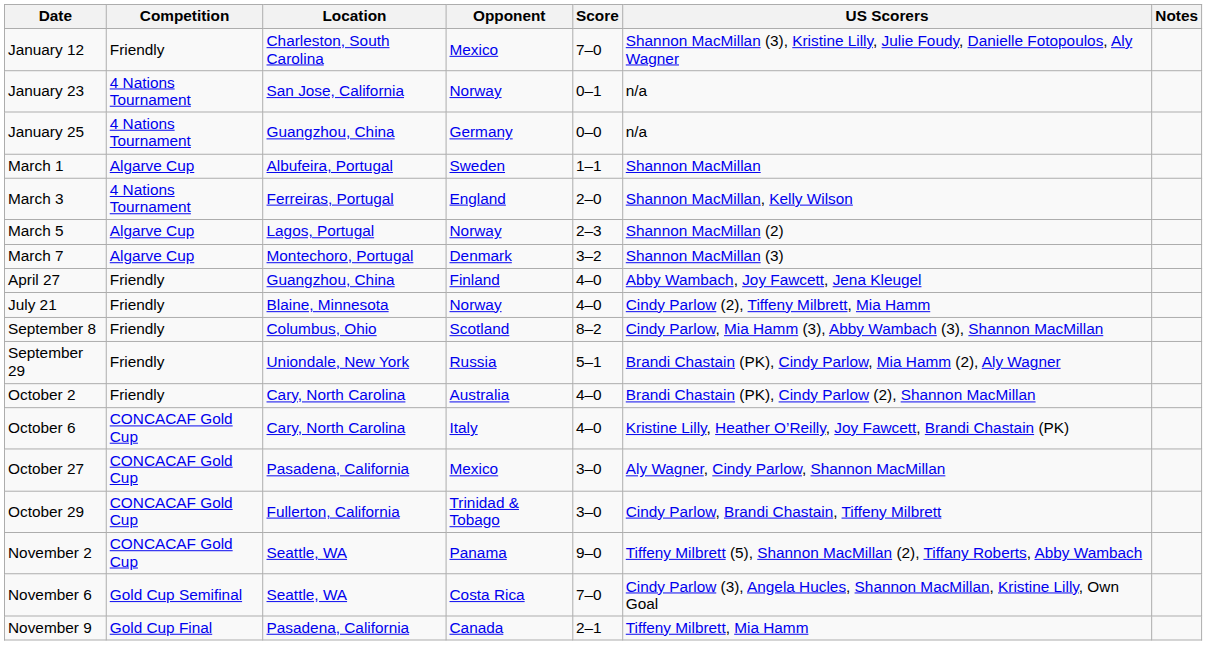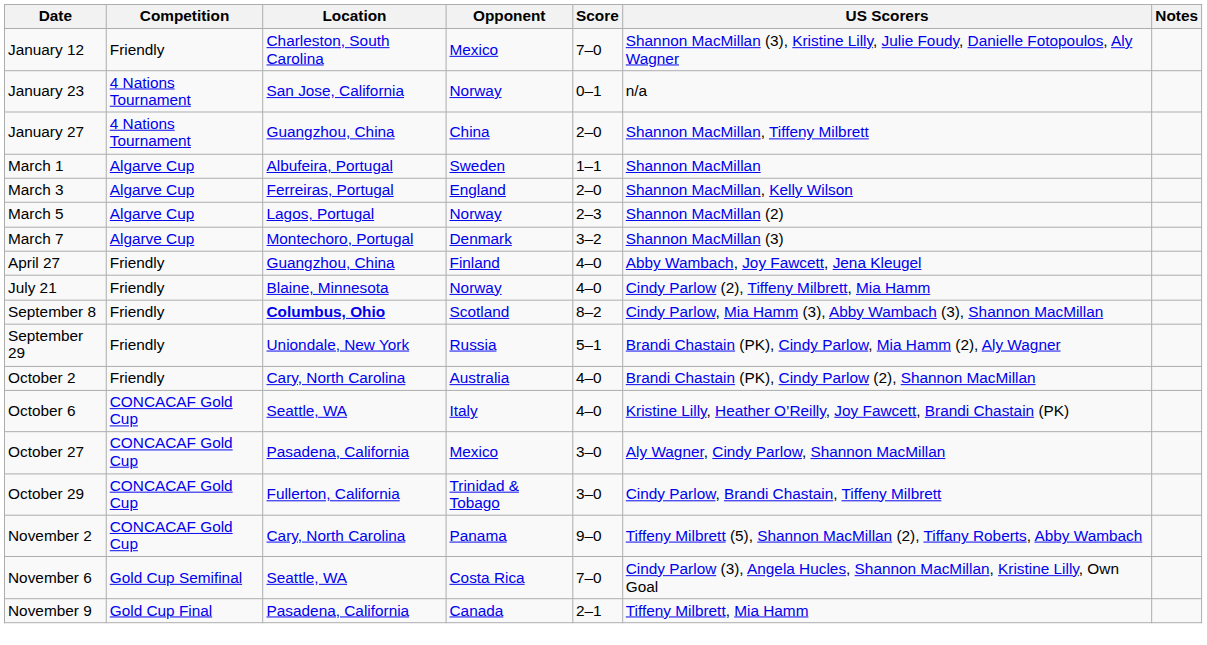- row: (46, 132)
+ row: (46, 132)
(150, 198) 4 Nations Tournament -> (152, 190) Algarve Cup
(322, 329) normal -> (326, 312) bold
(336, 428) Cary, North Carolina -> (307, 411) Seattle, WA
(307, 553) Seattle, WA -> (336, 536) Cary, North Carolina
